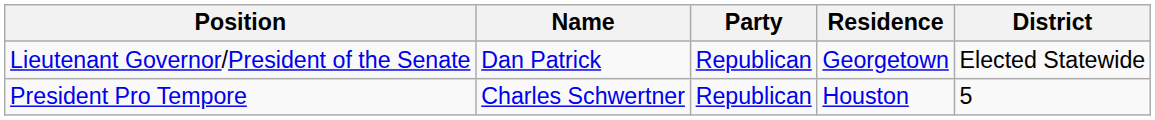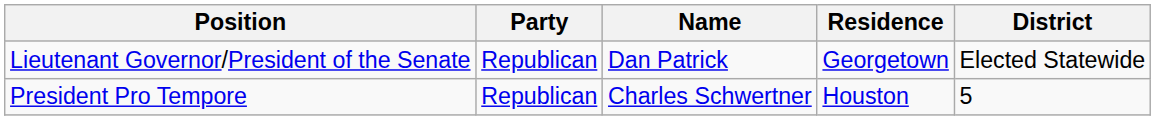columns swapped: (583, 22) <-> (754, 22)
